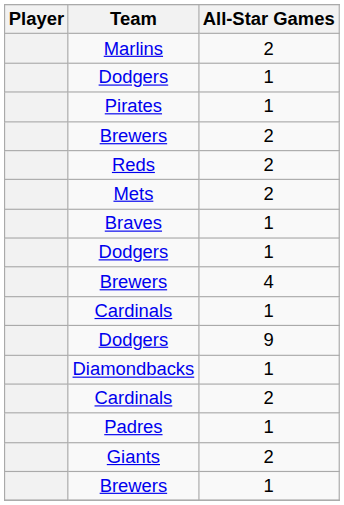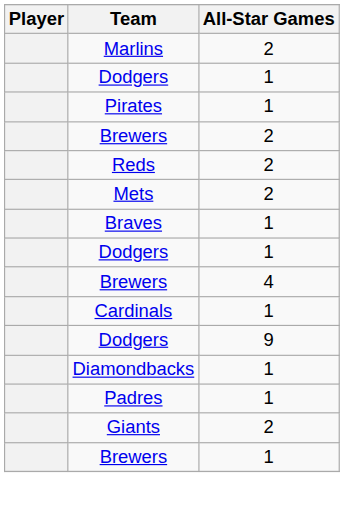- row: (133, 398)
